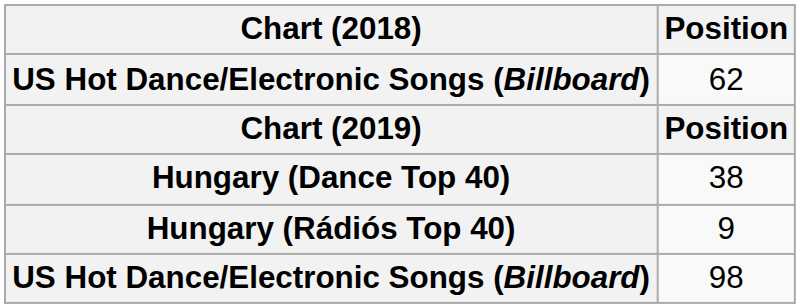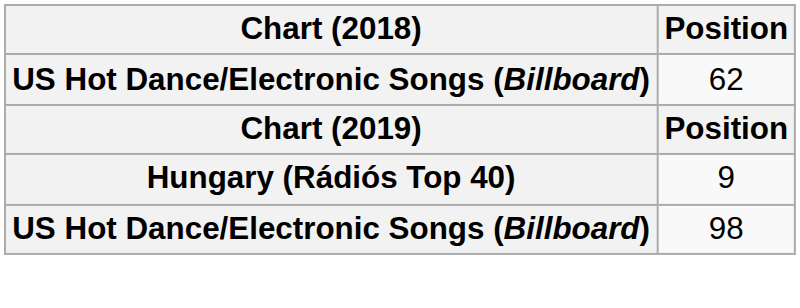- row: (726, 178)
